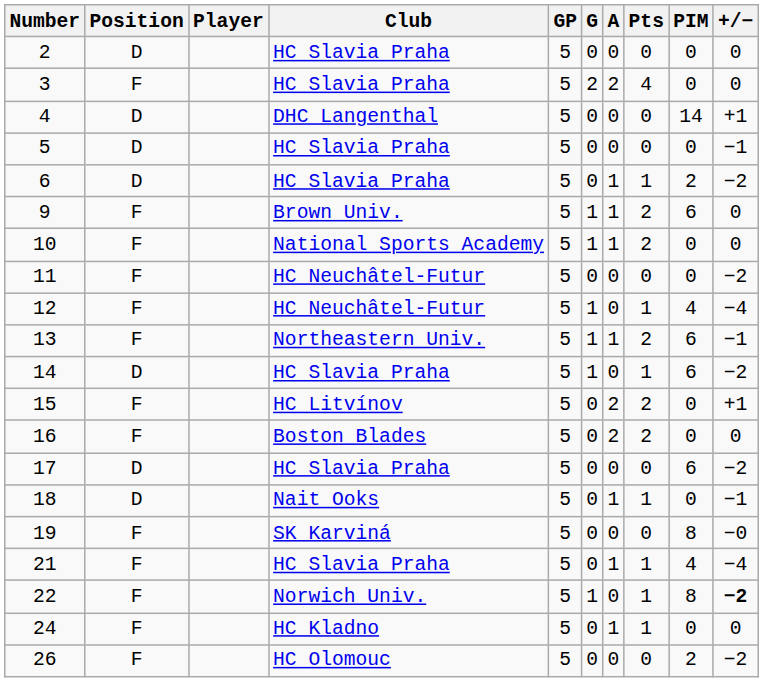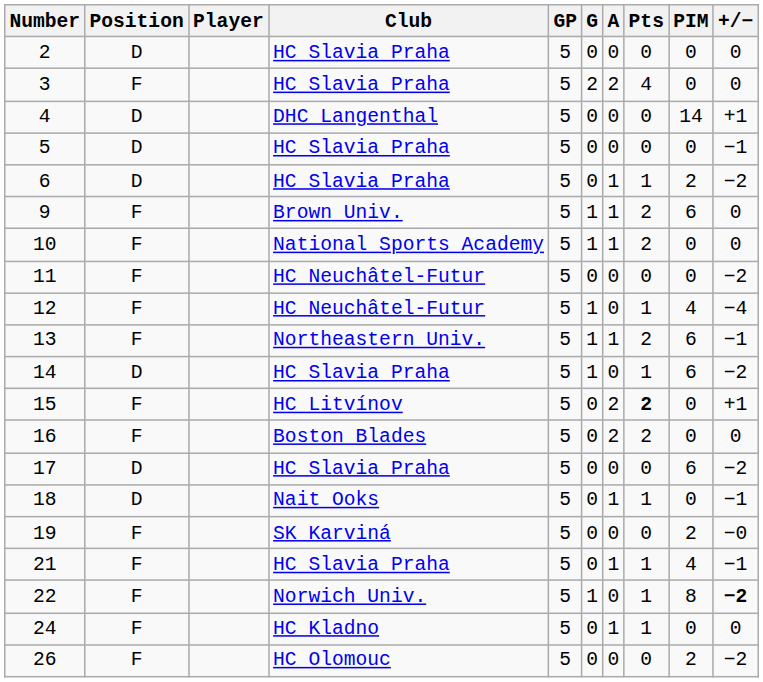(646, 405) normal -> (646, 405) bold
(691, 533) 8 -> (691, 533) 2
(736, 565) −4 -> (736, 565) −1
